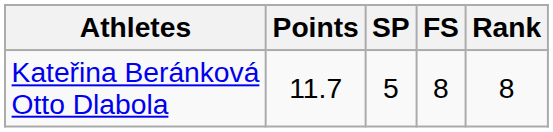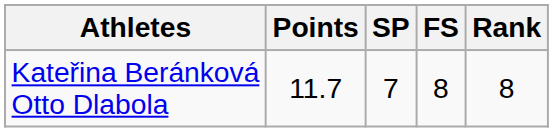(391, 88) 5 -> (391, 88) 7
